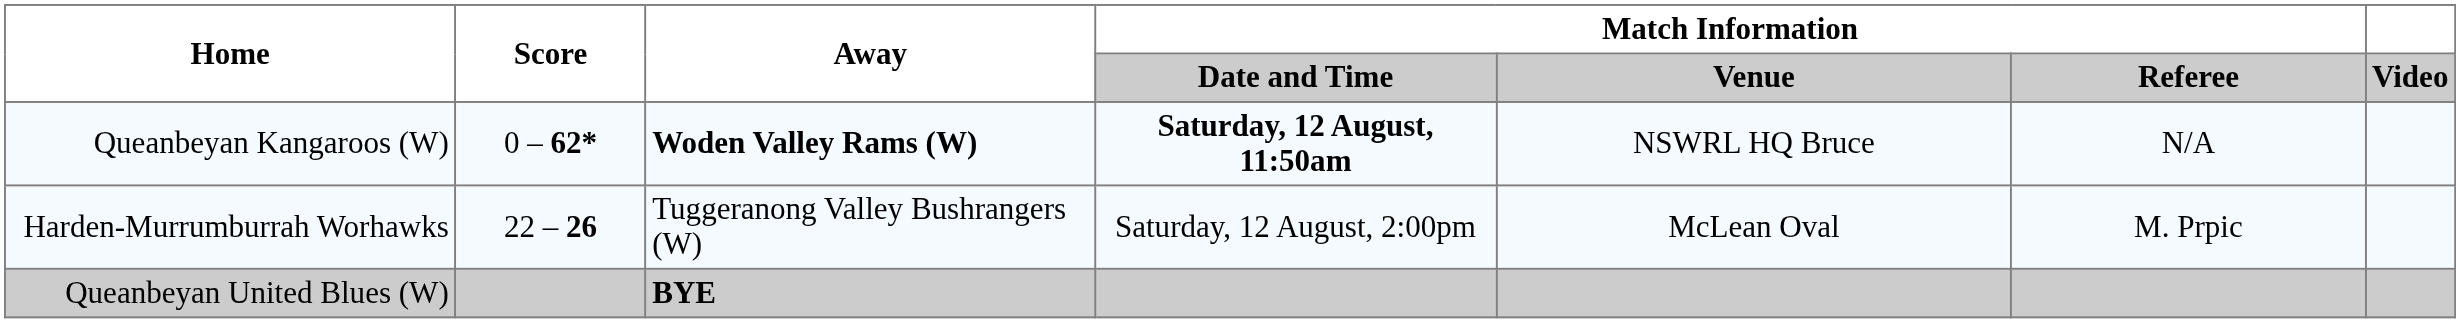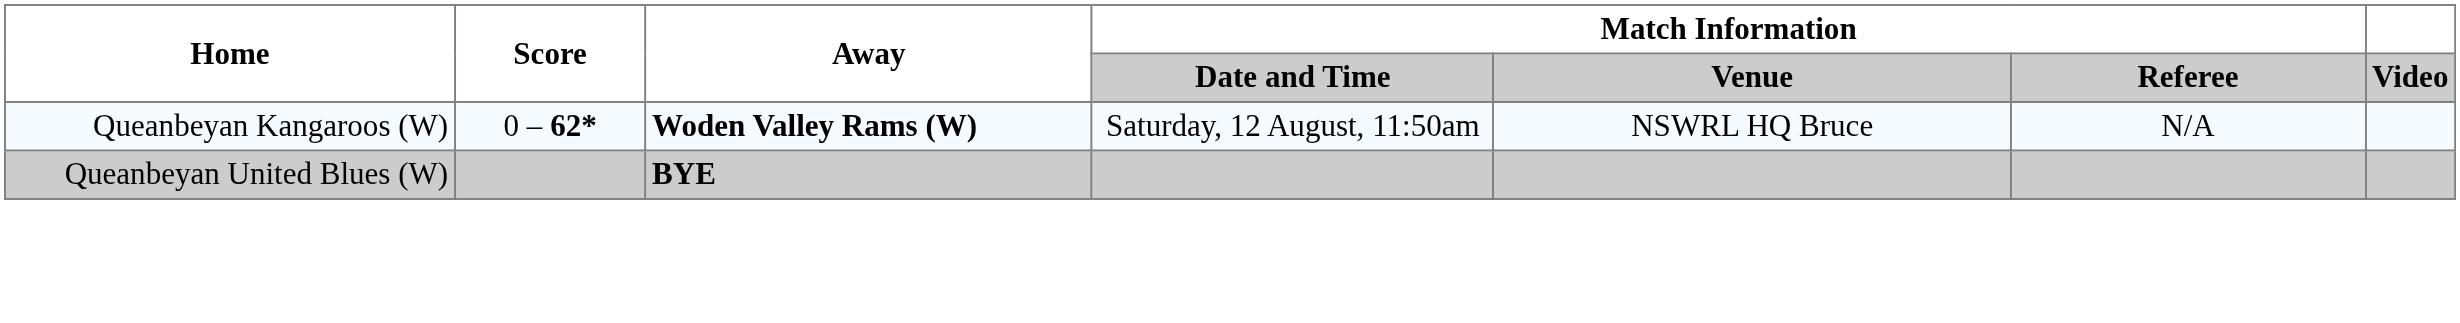(1295, 143) bold -> (1293, 125) normal
- row: (236, 226)
